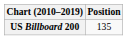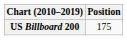(104, 27) 135 -> (104, 27) 175
